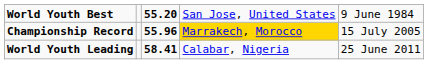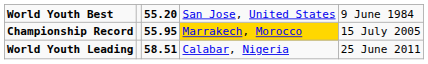(161, 31) 55.96 -> (161, 31) 55.95
(161, 49) 58.41 -> (161, 49) 58.51
